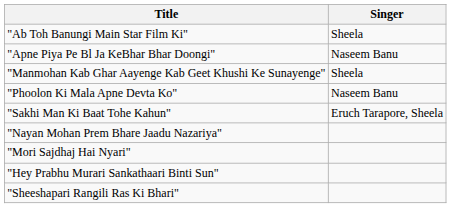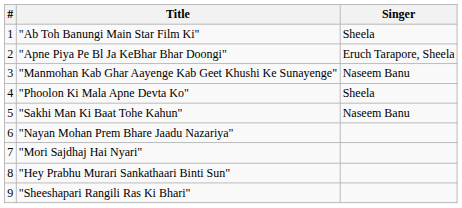+ column: (10, 14)
(365, 54) Naseem Banu -> (399, 54) Eruch Tarapore, Sheela
(347, 73) Sheela -> (376, 73) Naseem Banu
(365, 93) Naseem Banu -> (359, 93) Sheela
(387, 113) Eruch Tarapore, Sheela -> (376, 113) Naseem Banu
